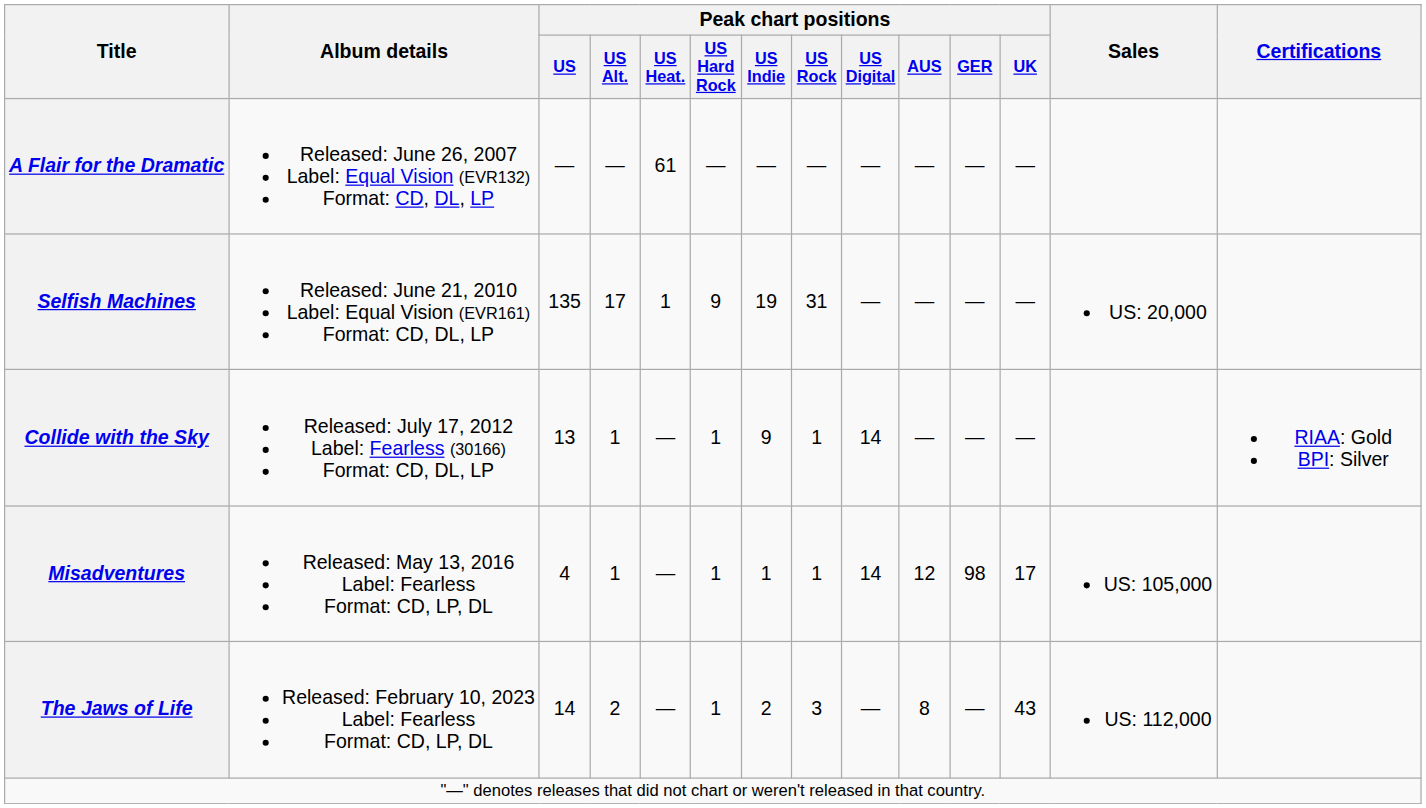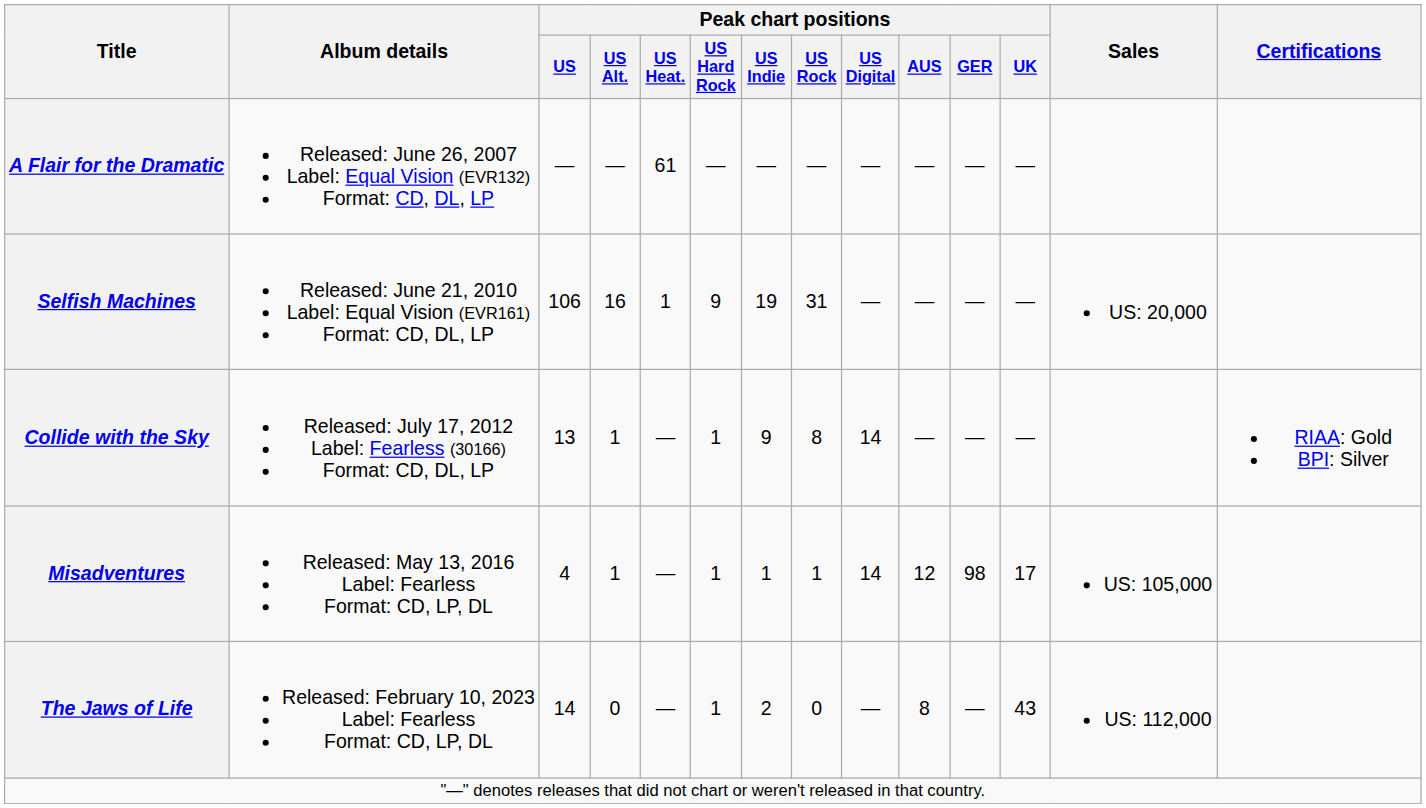(565, 301) 135 -> (565, 301) 106
(615, 301) 17 -> (615, 301) 16
(817, 437) 1 -> (817, 437) 8
(615, 709) 2 -> (615, 709) 0
(817, 709) 3 -> (817, 709) 0
